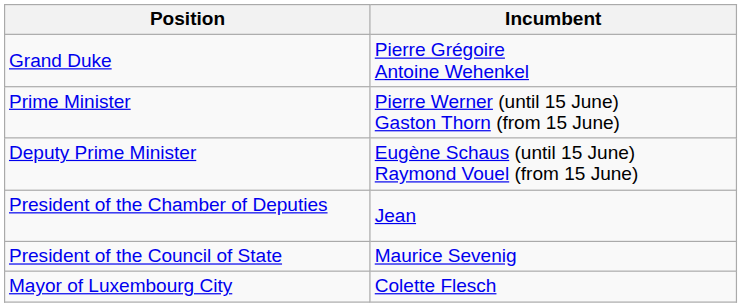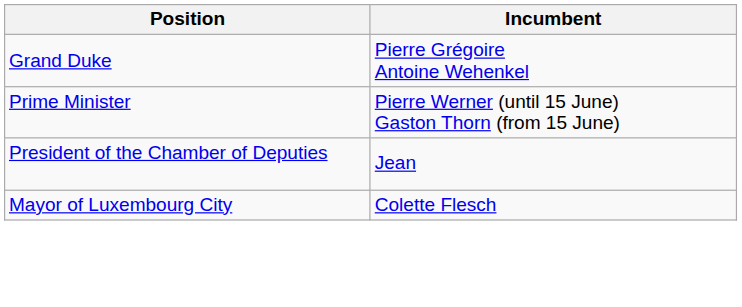- row: (103, 153)
- row: (146, 256)
